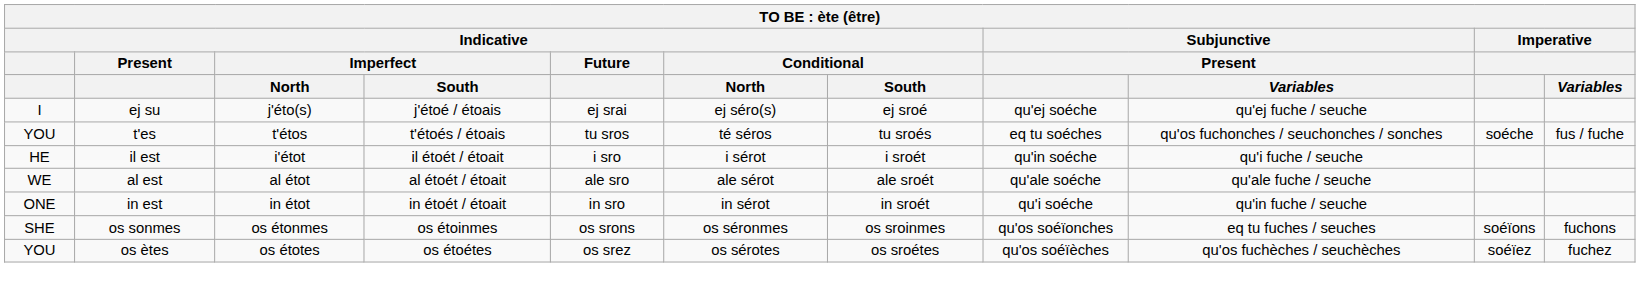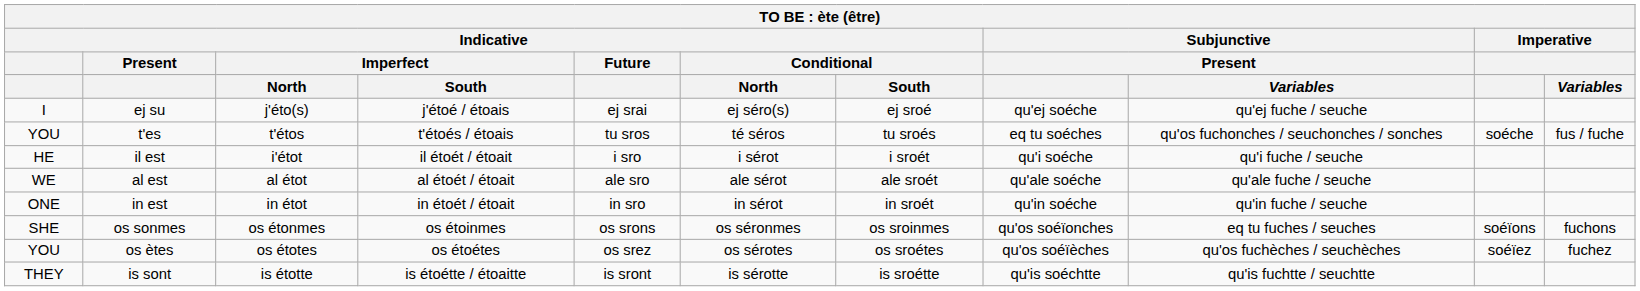(1056, 157) qu'in soéche -> (1056, 157) qu'i soéche
(1056, 204) qu'i soéche -> (1056, 204) qu'in soéche
+ row: (150, 274)
